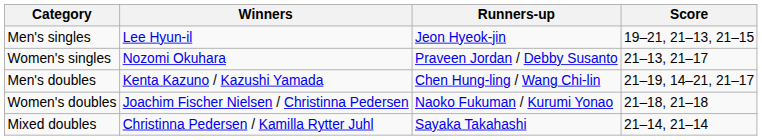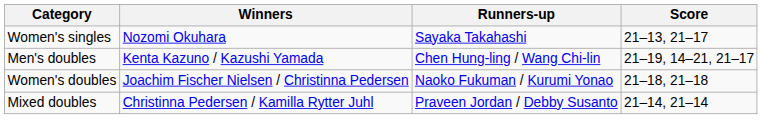- row: (49, 37)
(516, 59) Praveen Jordan / Debby Susanto -> (471, 37) Sayaka Takahashi
(471, 124) Sayaka Takahashi -> (516, 102) Praveen Jordan / Debby Susanto
